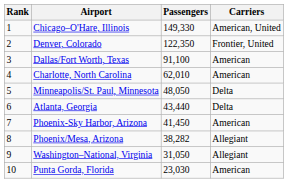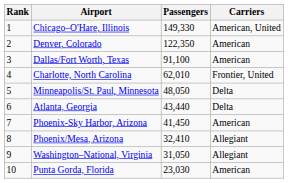(243, 44) Frontier, United -> (231, 44) American
(231, 75) American -> (243, 75) Frontier, United
(176, 138) 38,282 -> (176, 138) 32,410
